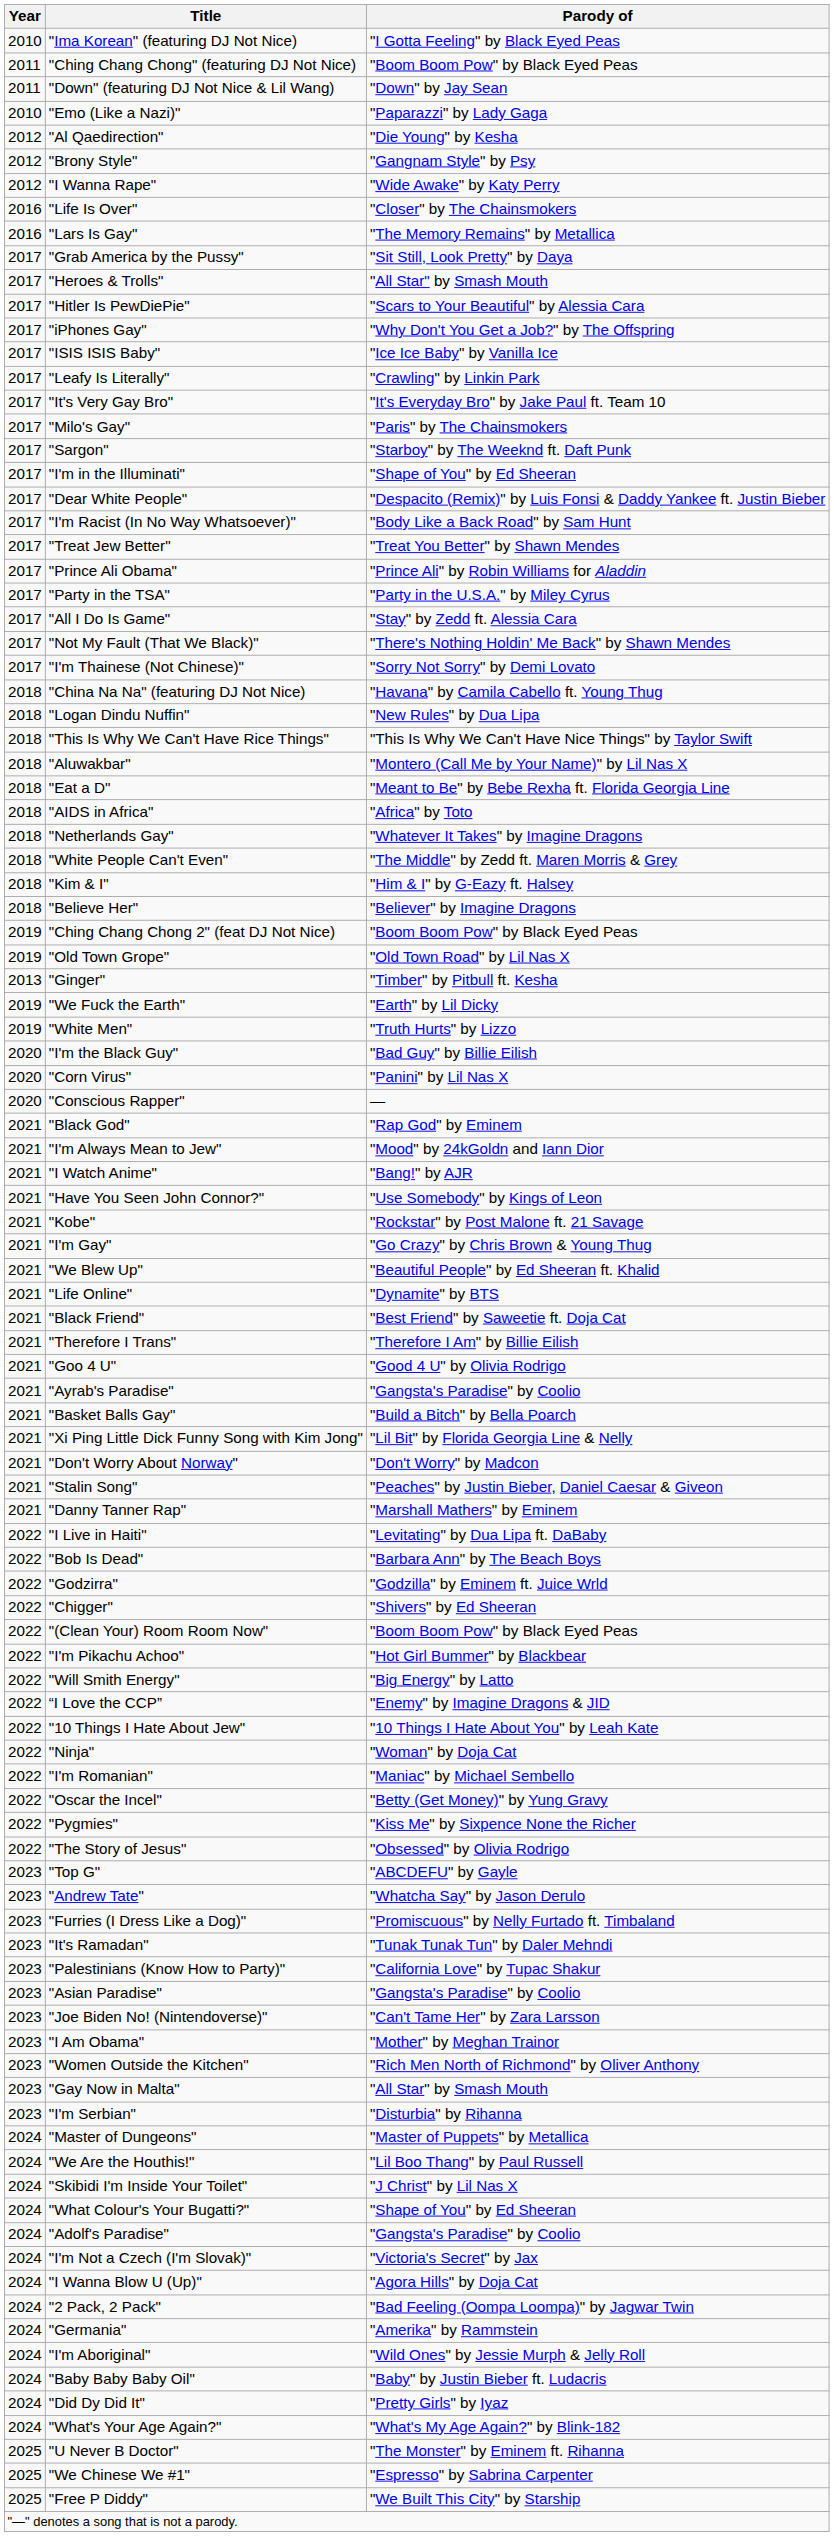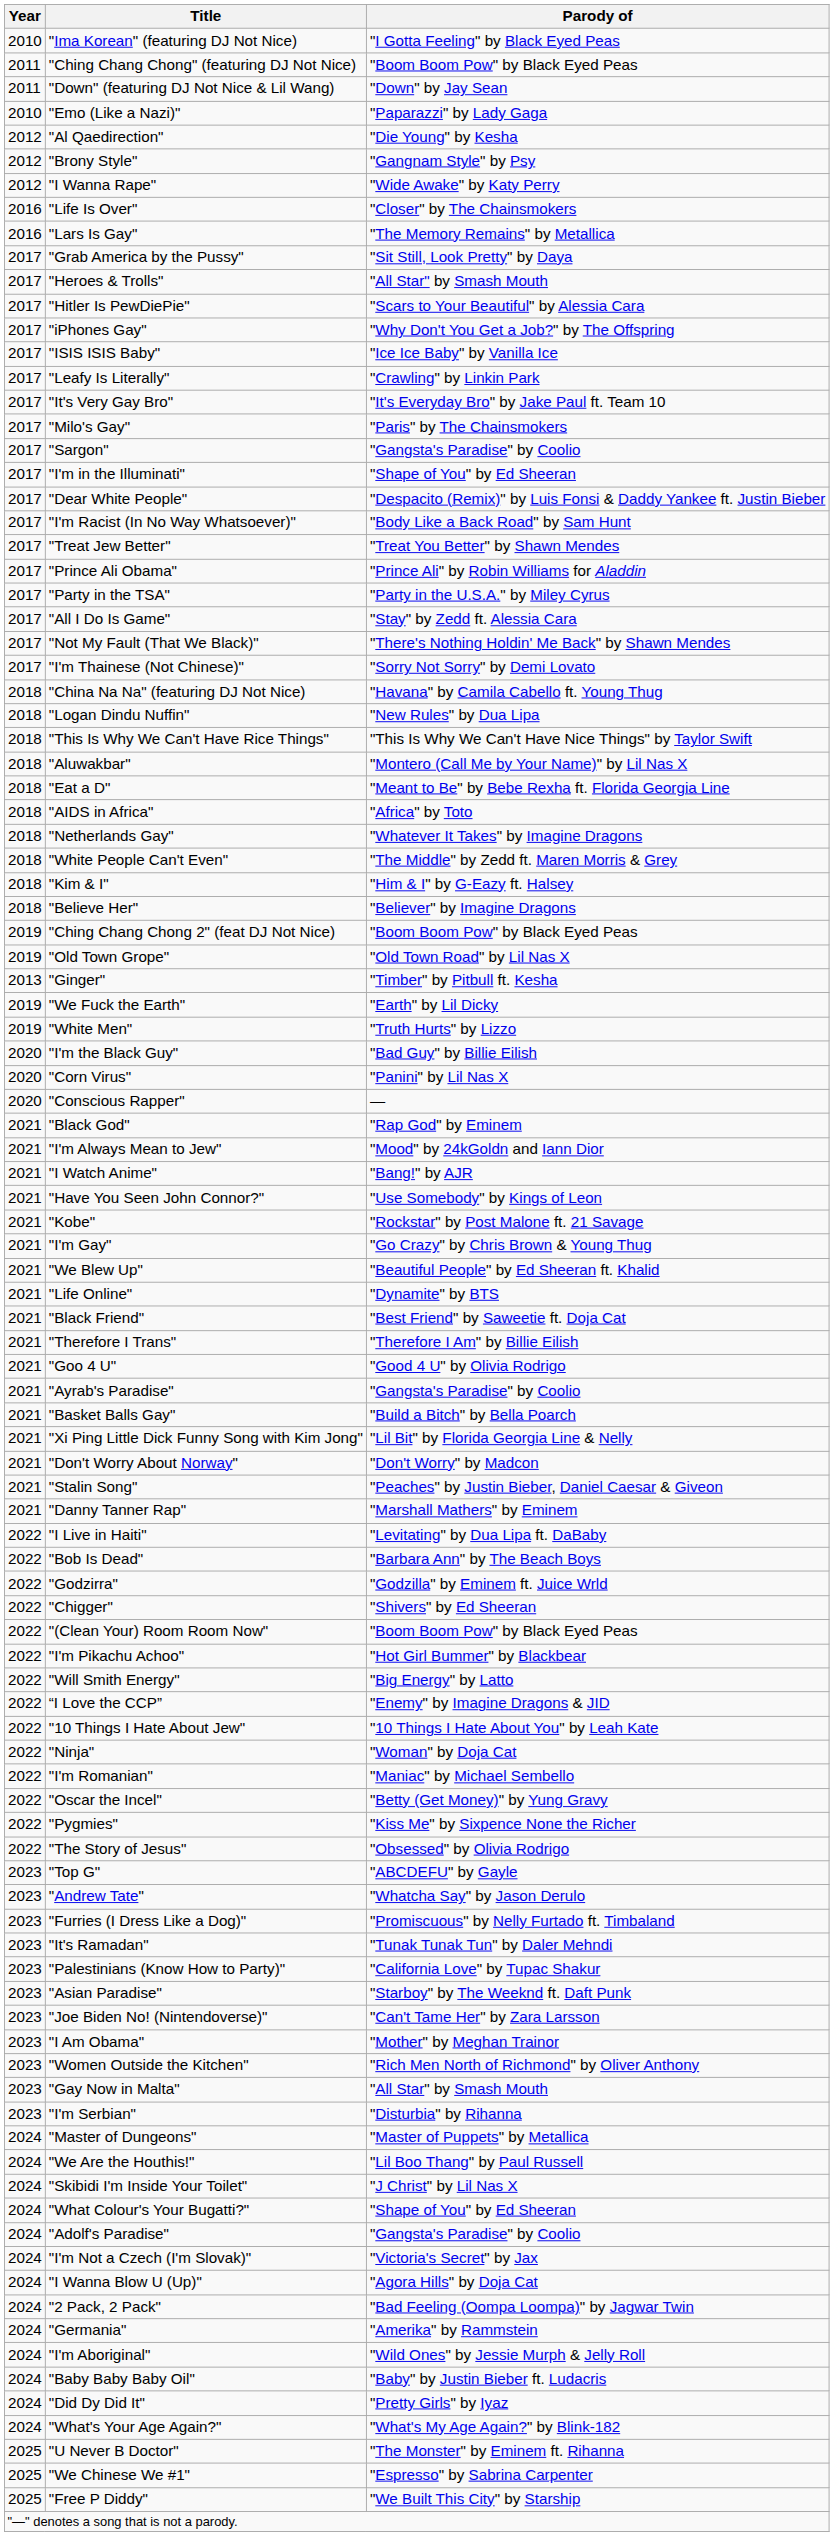(500, 450) "Starboy" by The Weeknd ft. Daft Punk -> (475, 450) "Gangsta's Paradise" by Coolio
(475, 1993) "Gangsta's Paradise" by Coolio -> (500, 1993) "Starboy" by The Weeknd ft. Daft Punk
